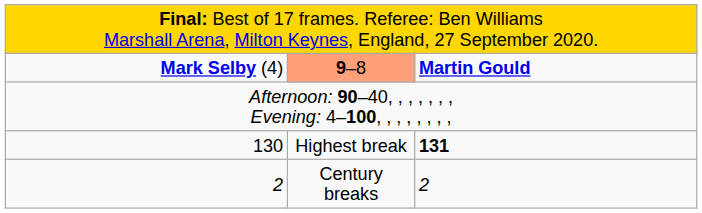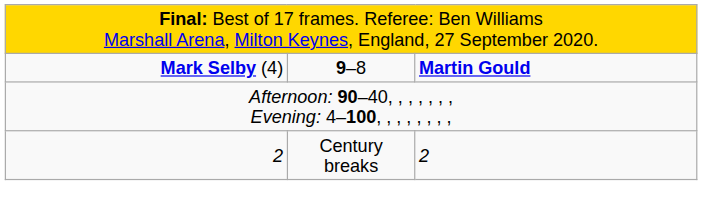(351, 68) lightsalmon background -> (351, 68) no background
- row: (268, 145)
